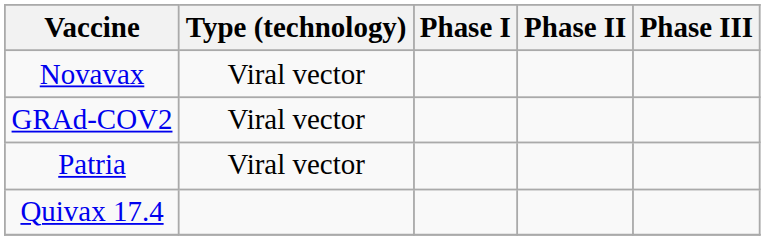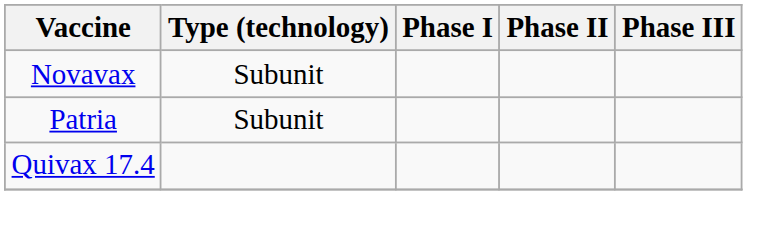(296, 73) Viral vector -> (278, 73) Subunit
- row: (92, 119)
(296, 165) Viral vector -> (278, 119) Subunit
